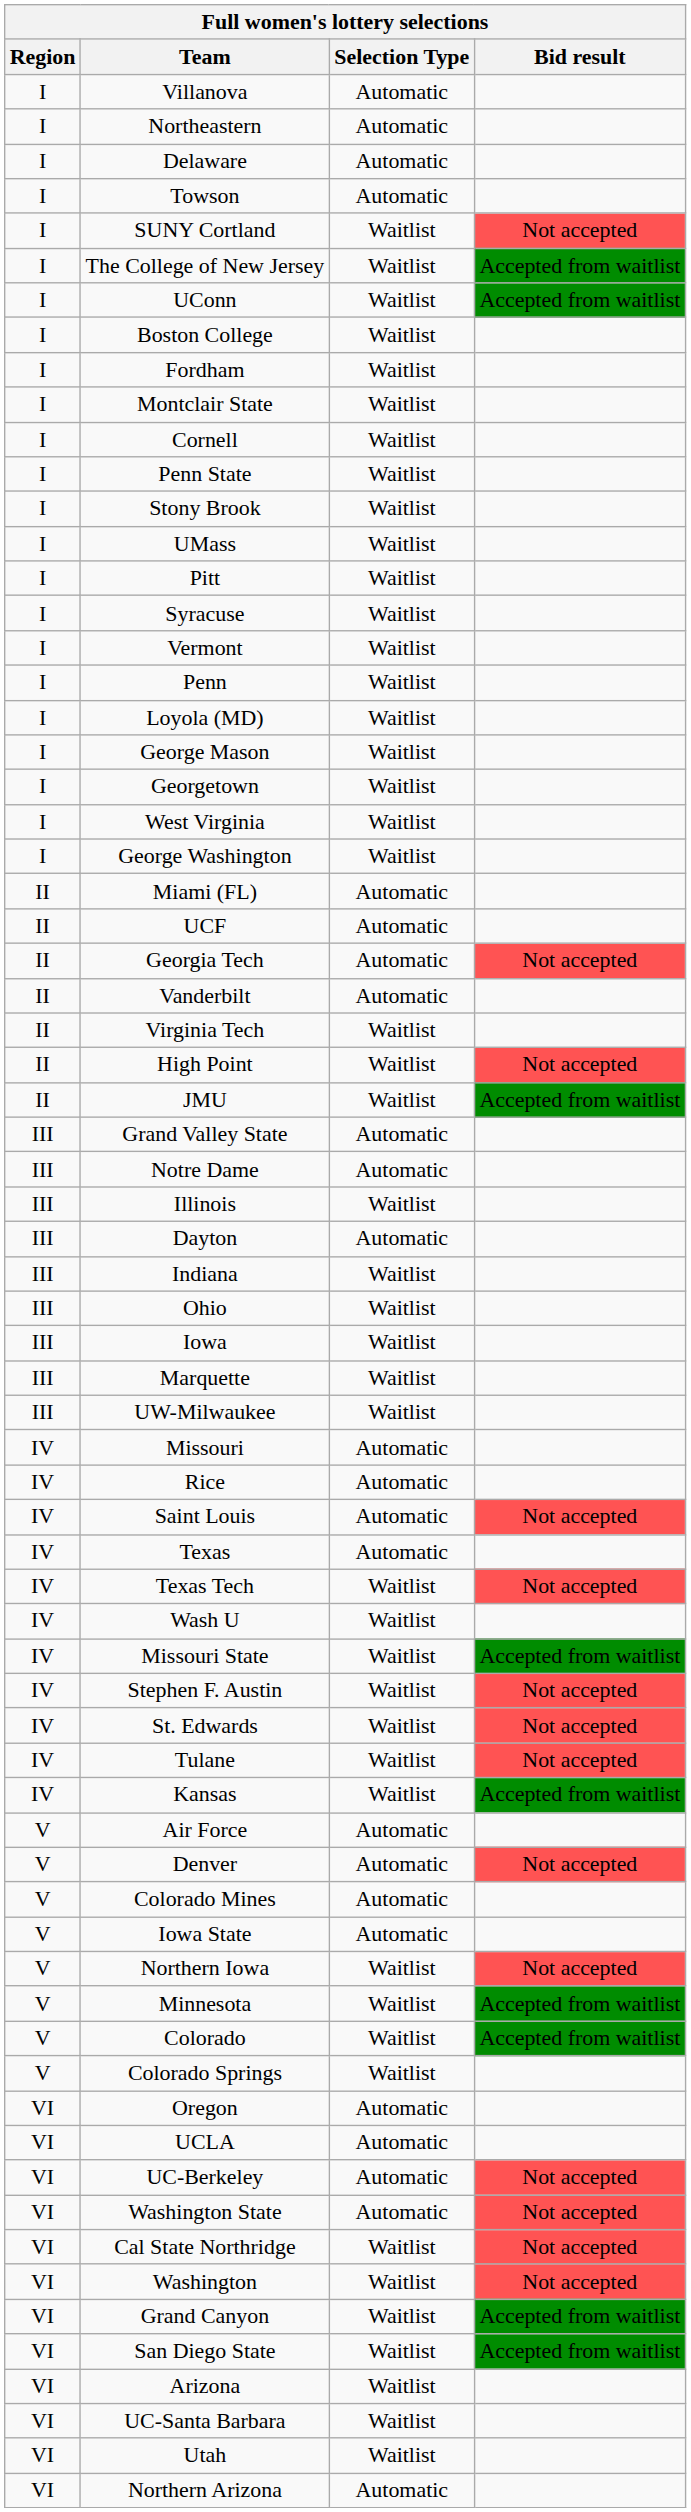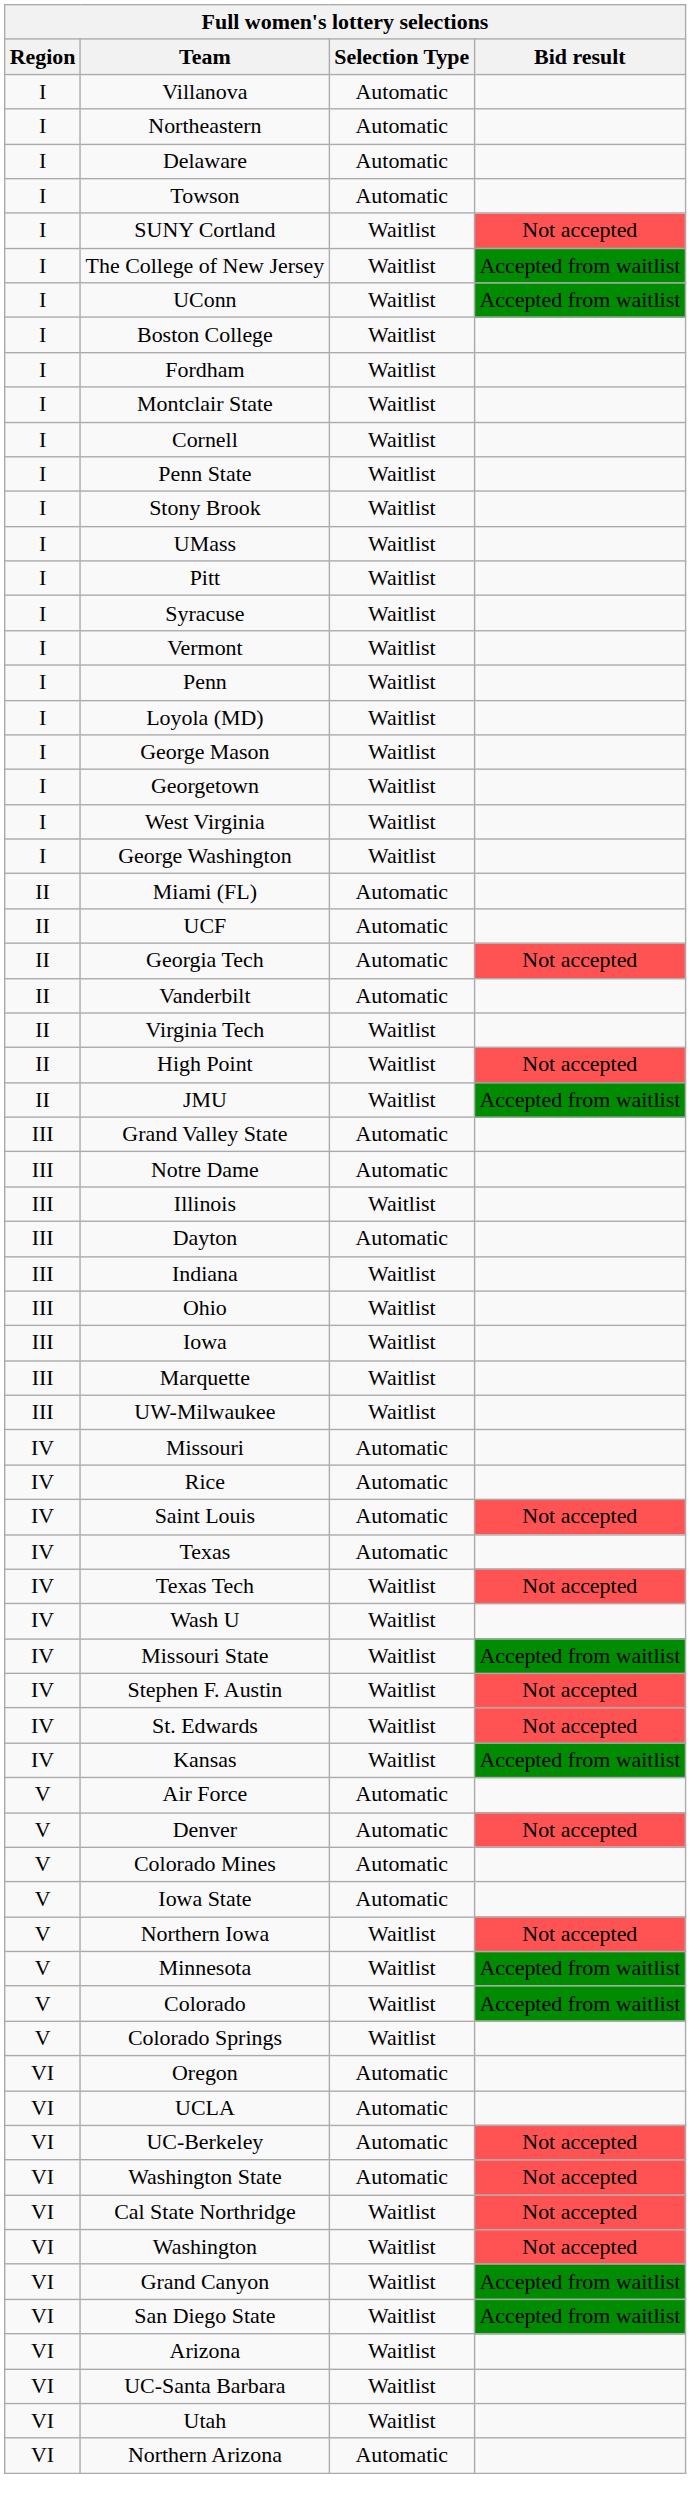- row: (205, 1760)
